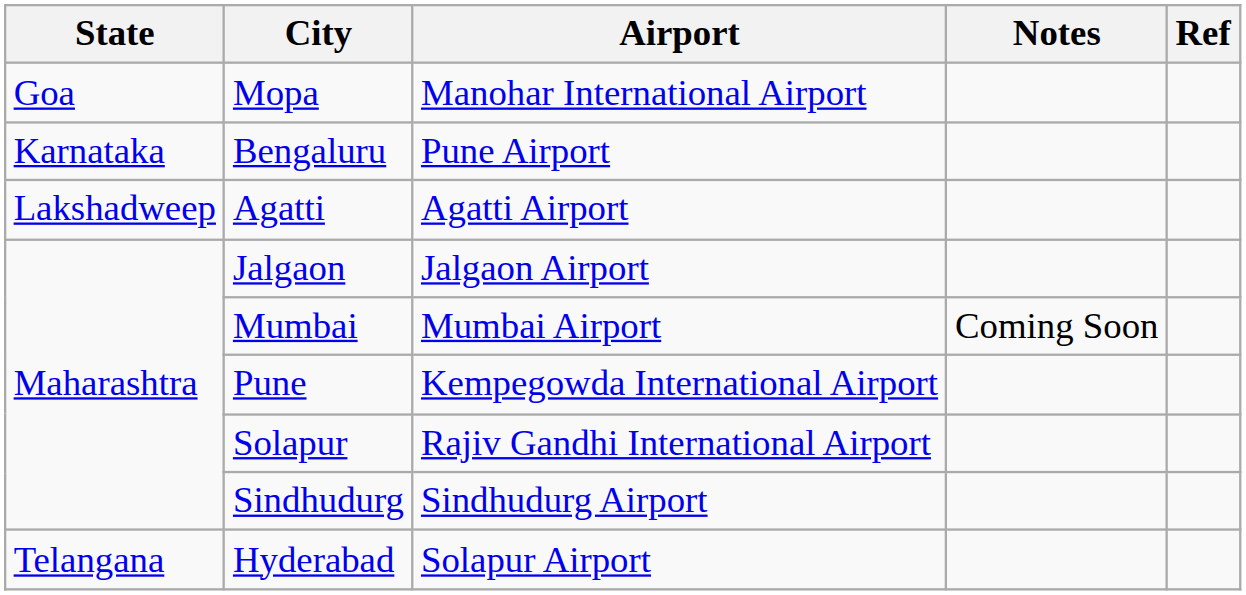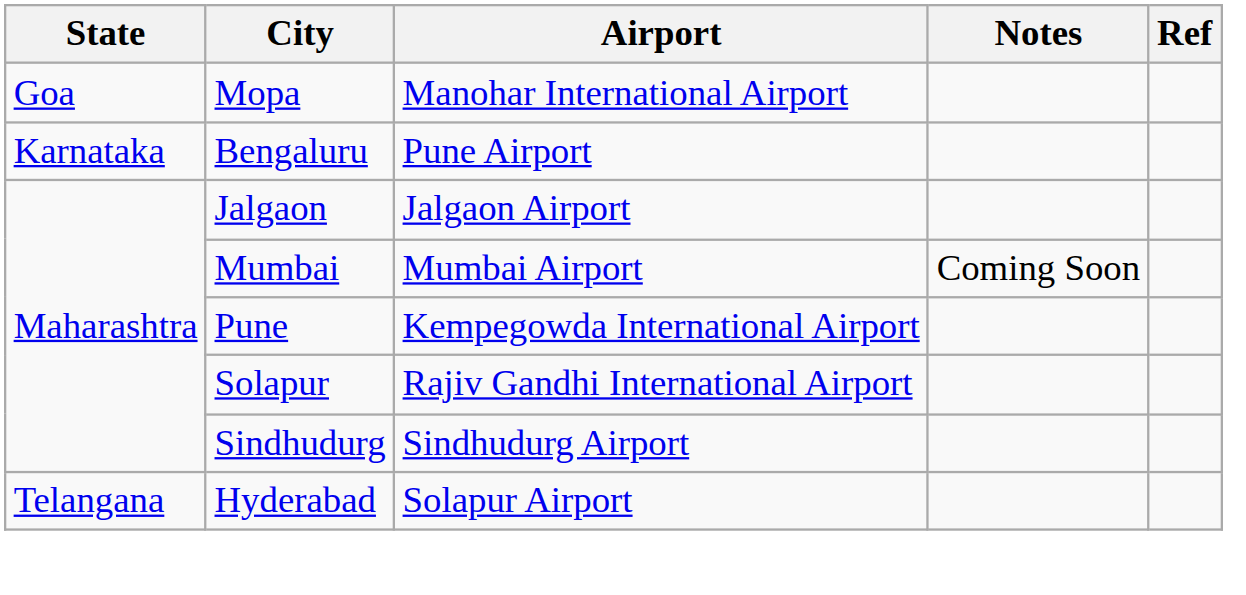- row: (279, 208)
